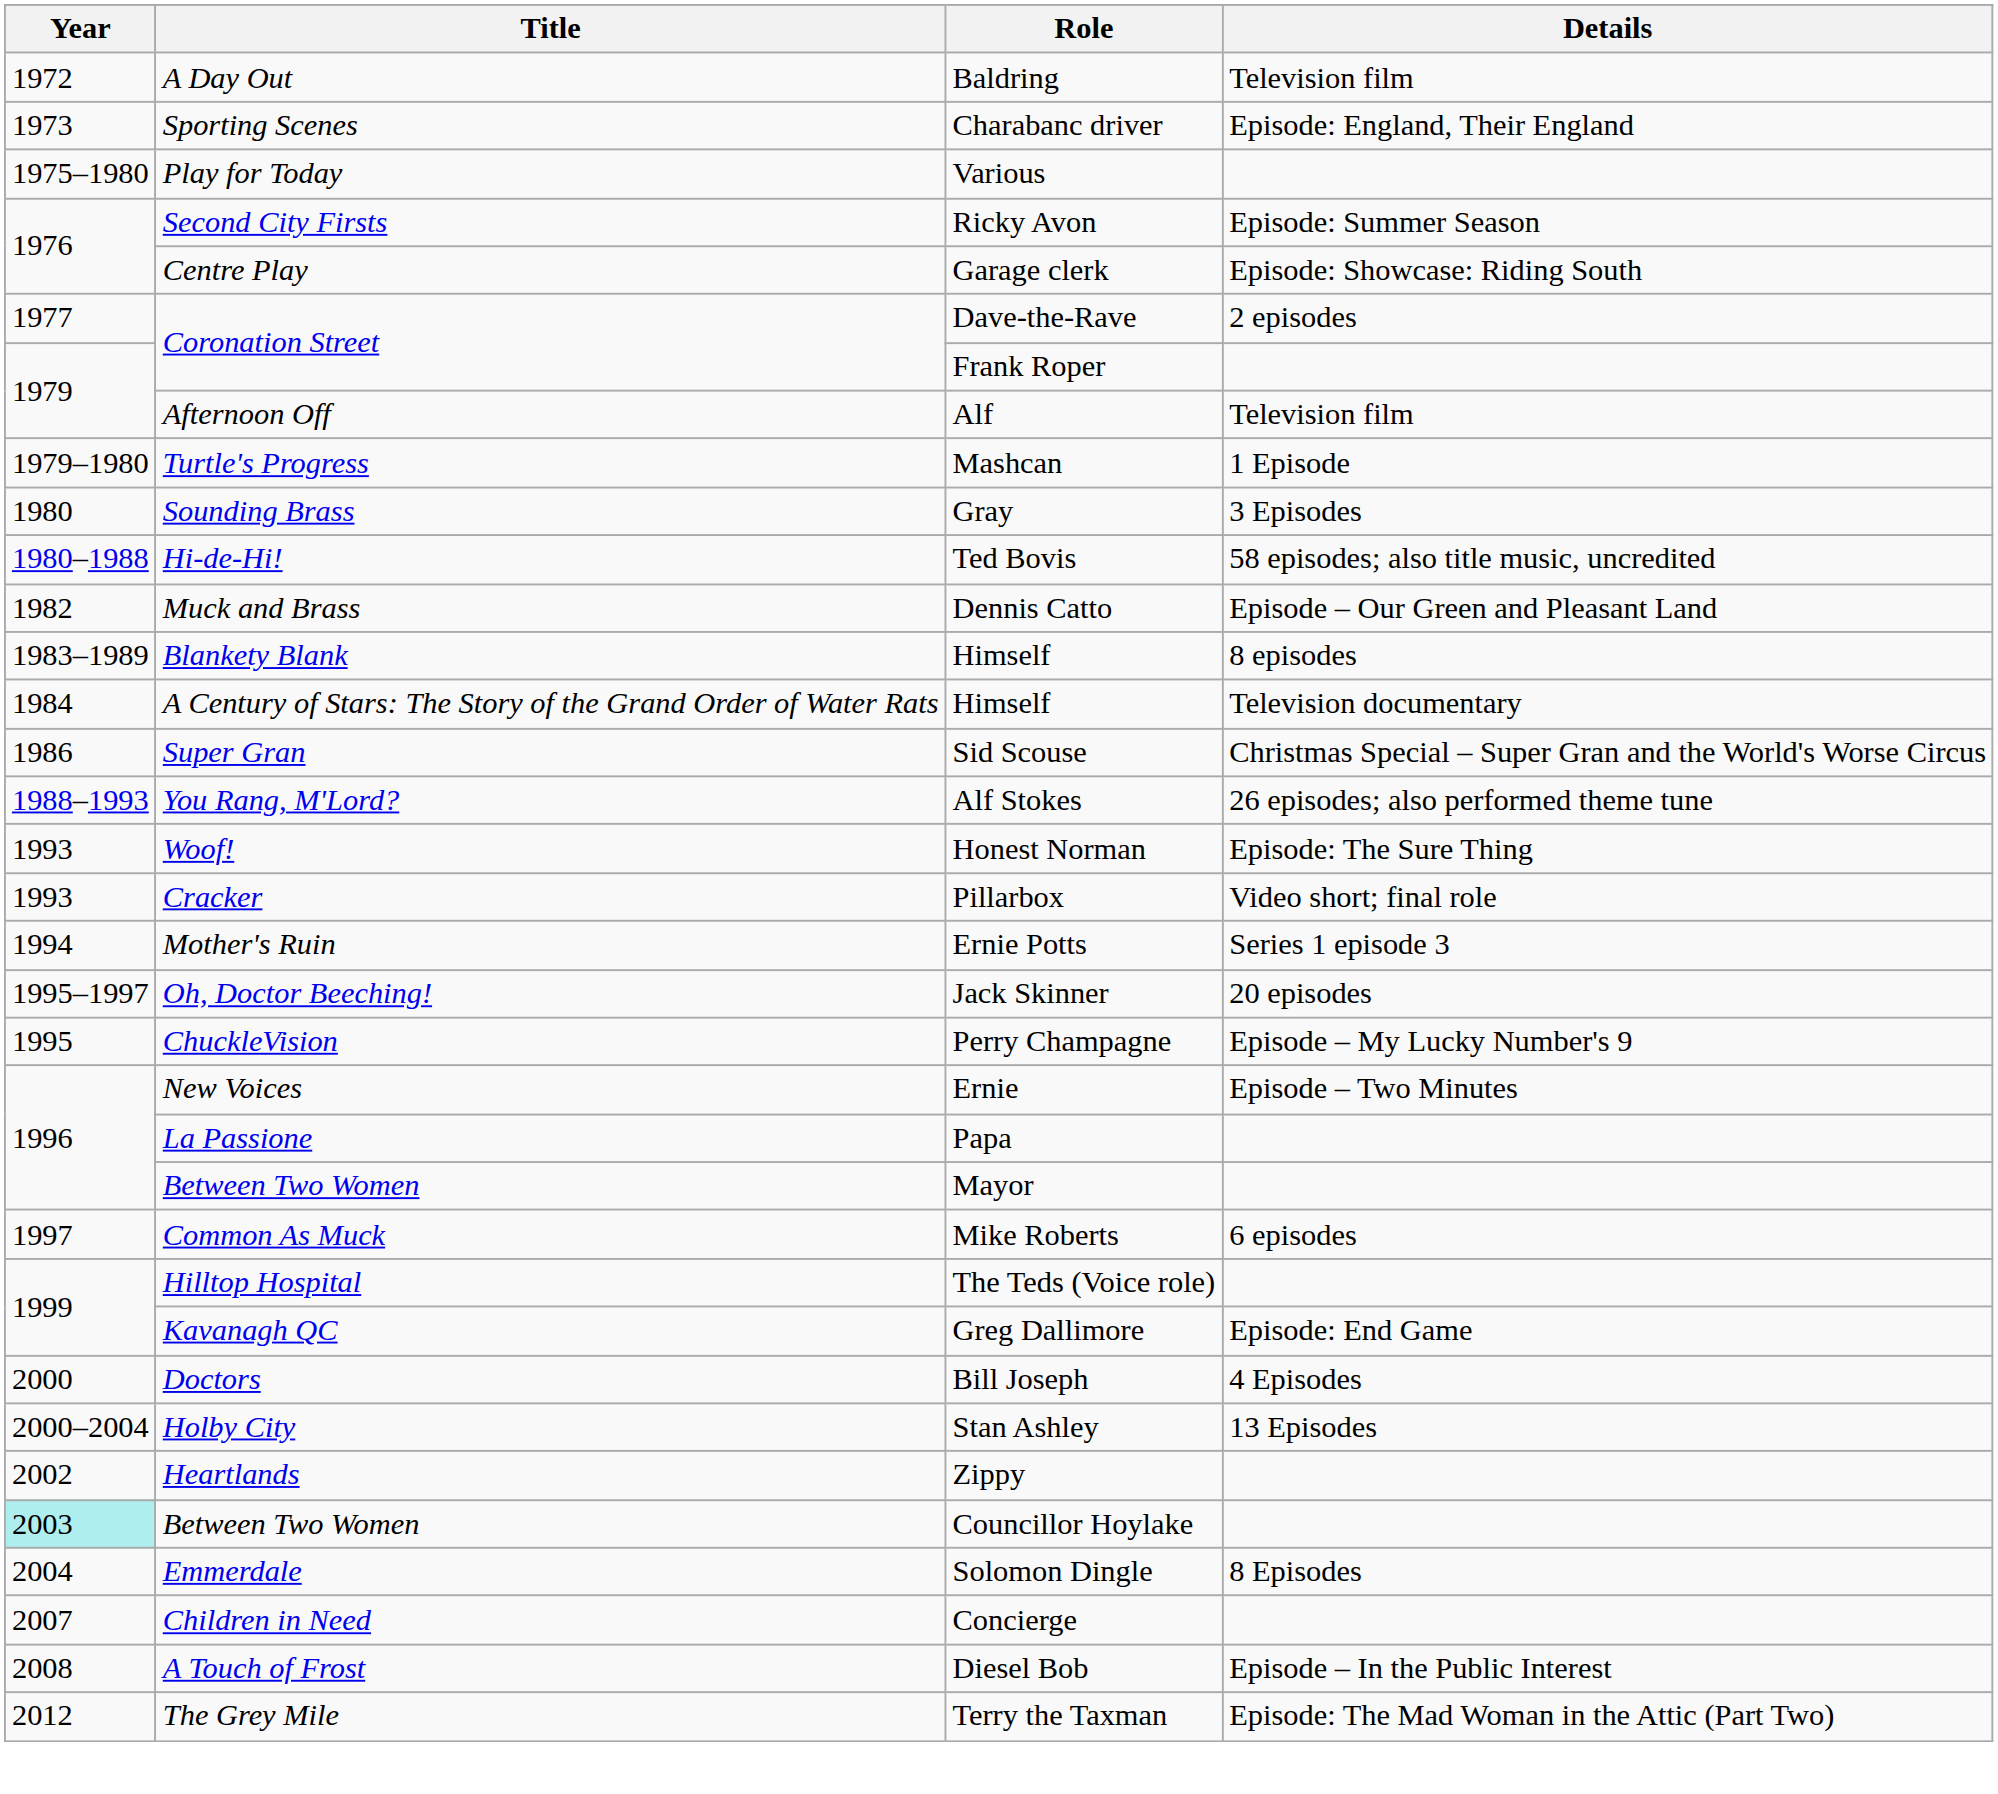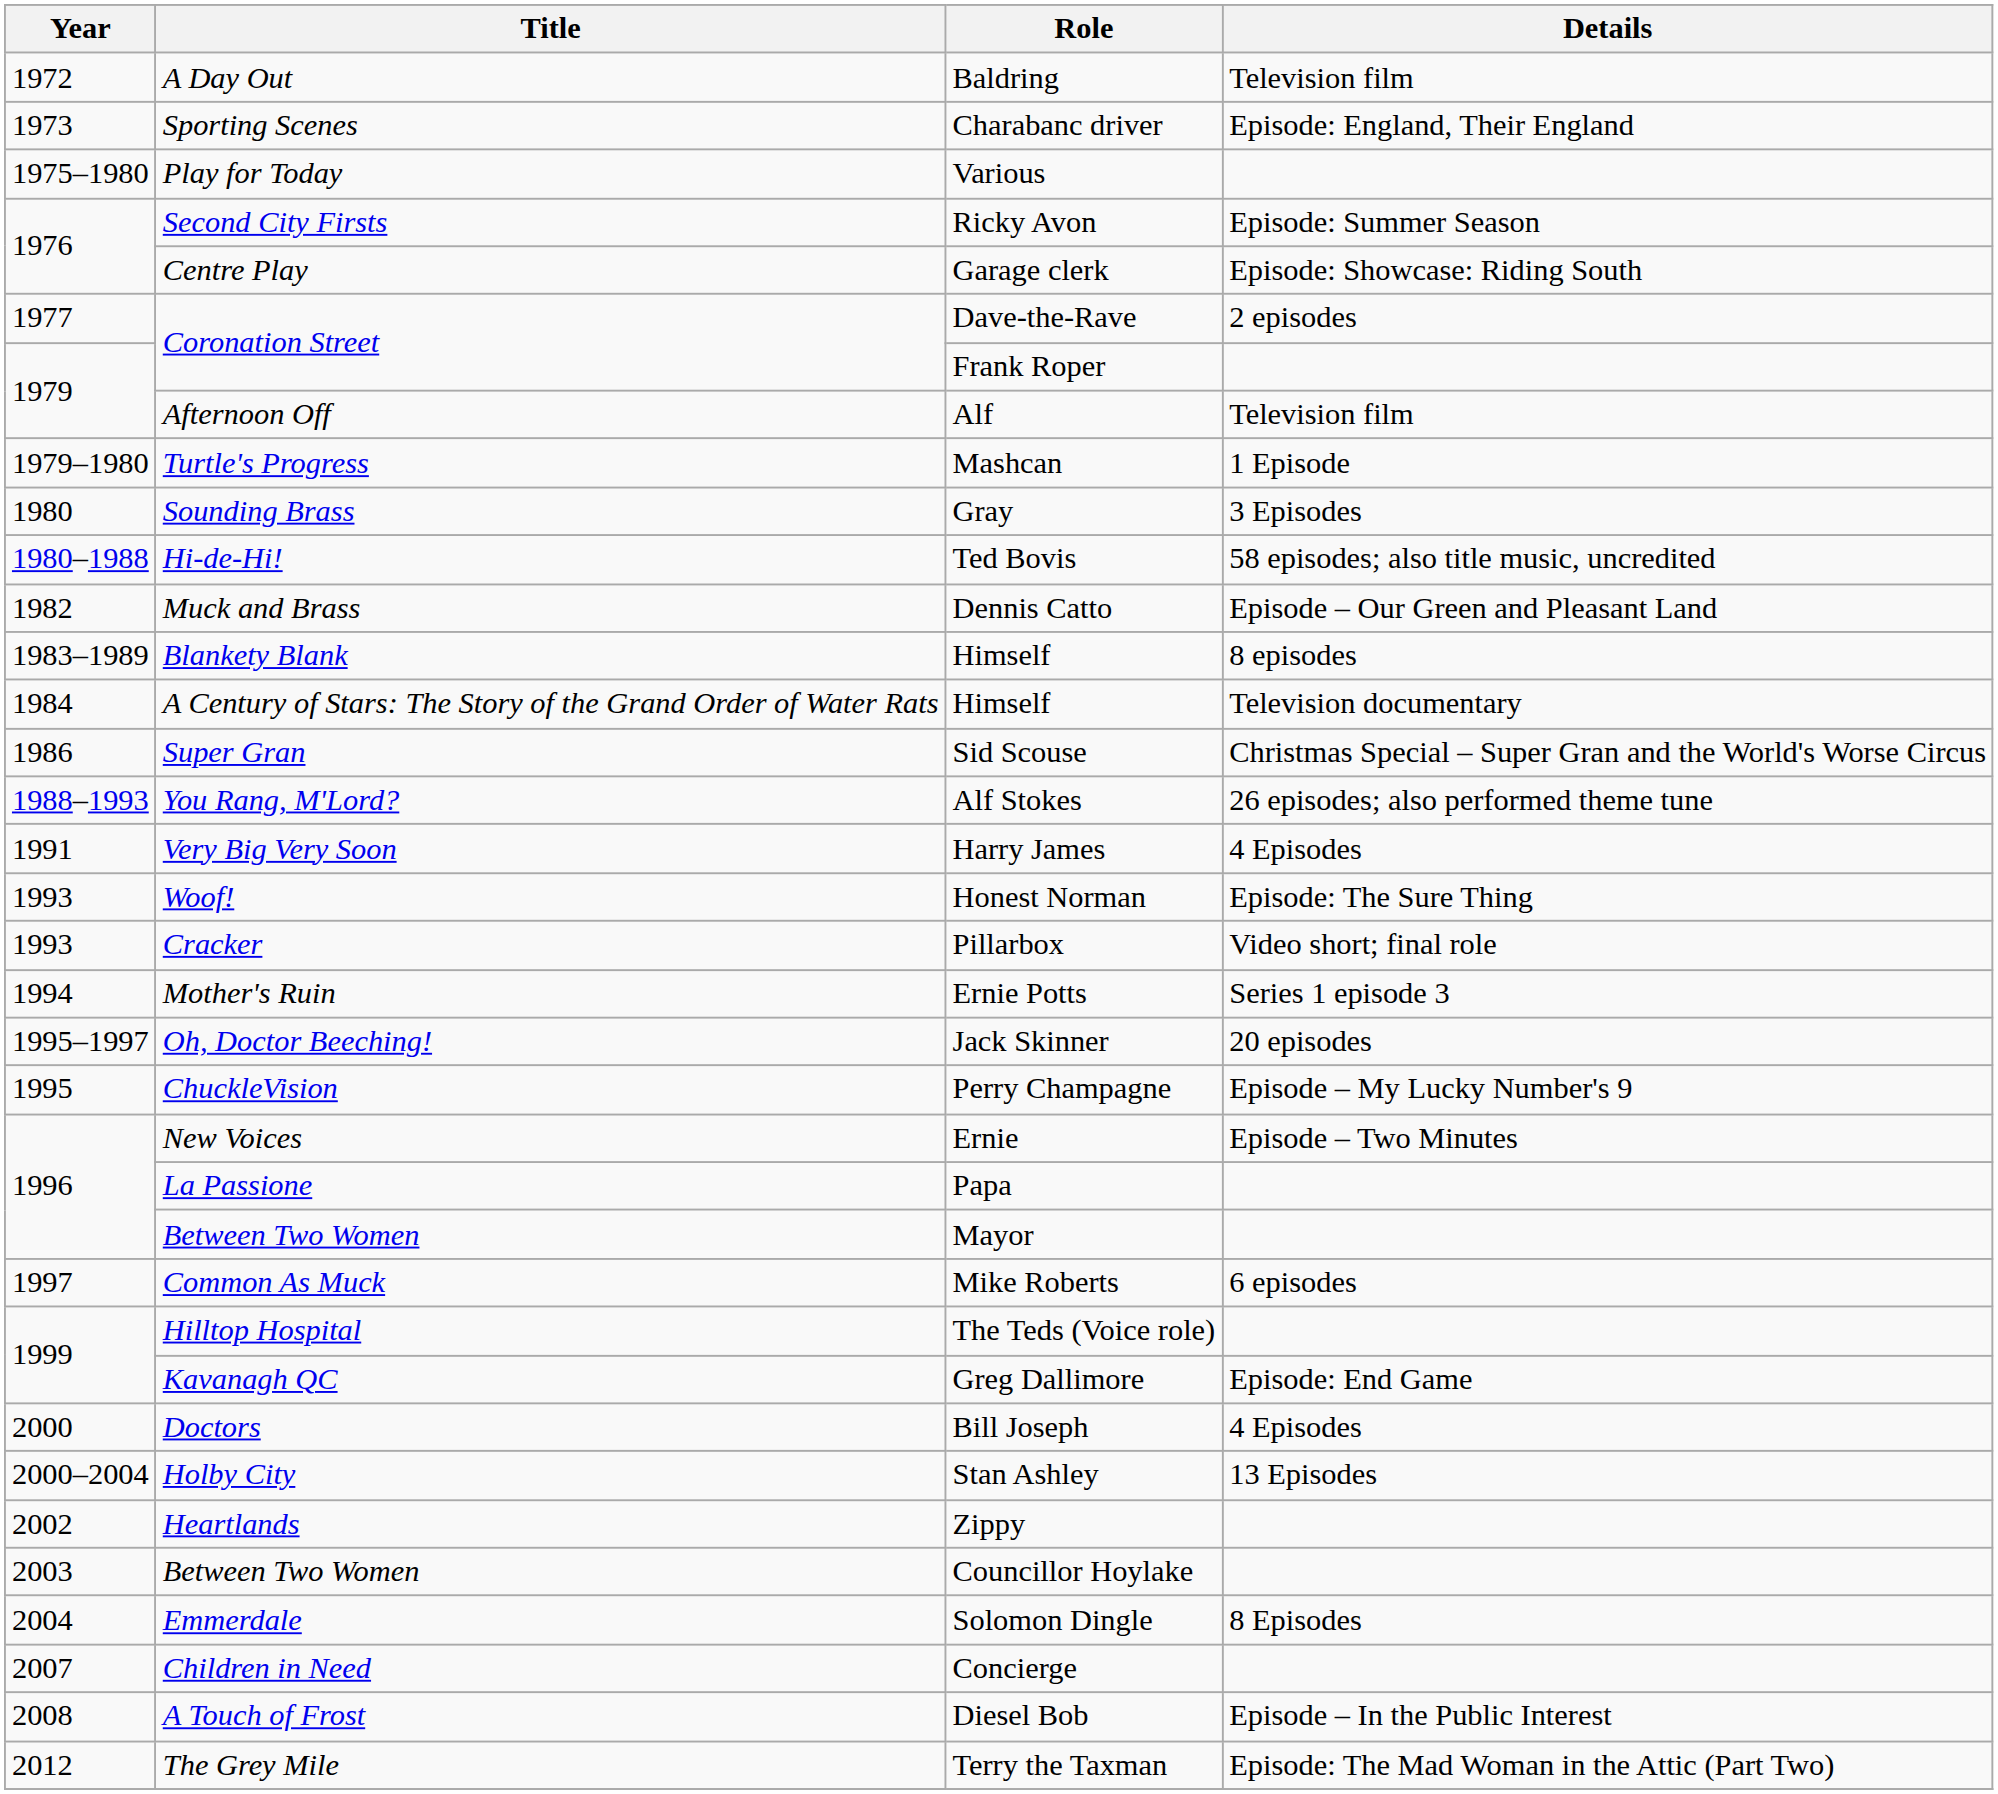+ row: (280, 848)
(42, 1523) paleturquoise background -> (42, 1571) no background
